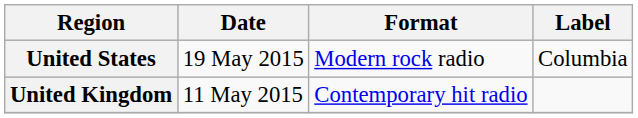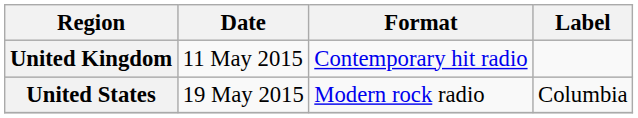rows swapped: (91, 94) <-> (91, 58)
